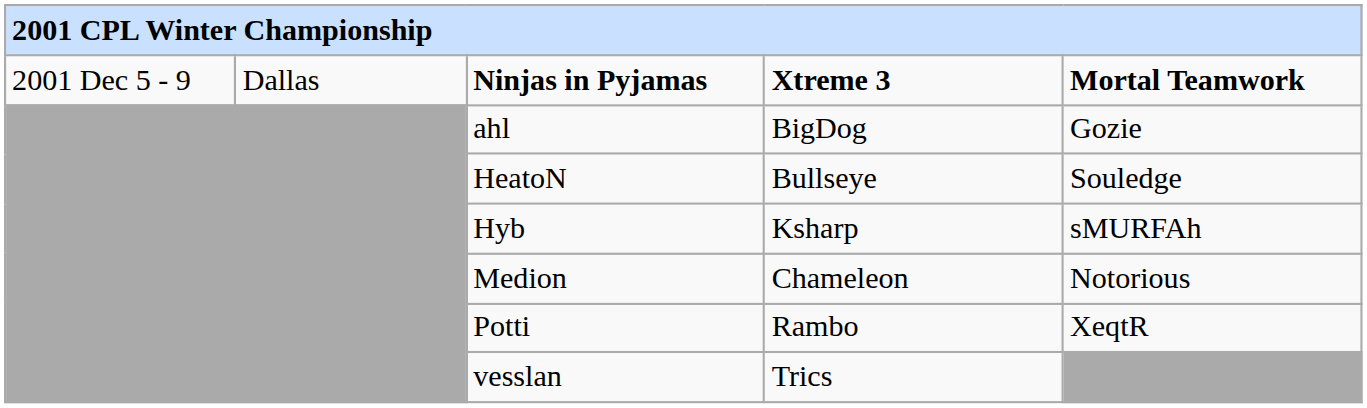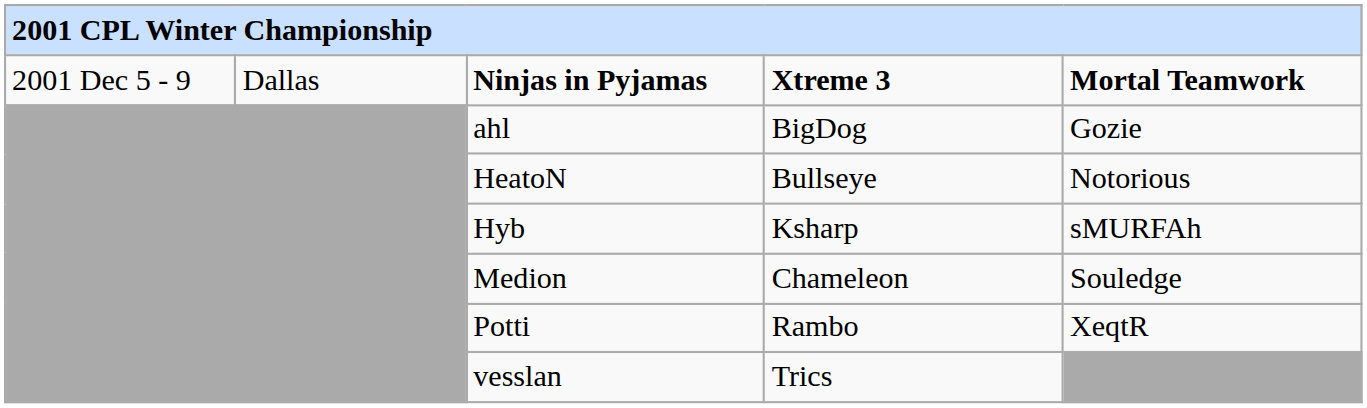(1126, 178) Souledge -> (1130, 178) Notorious
(1130, 277) Notorious -> (1126, 277) Souledge
